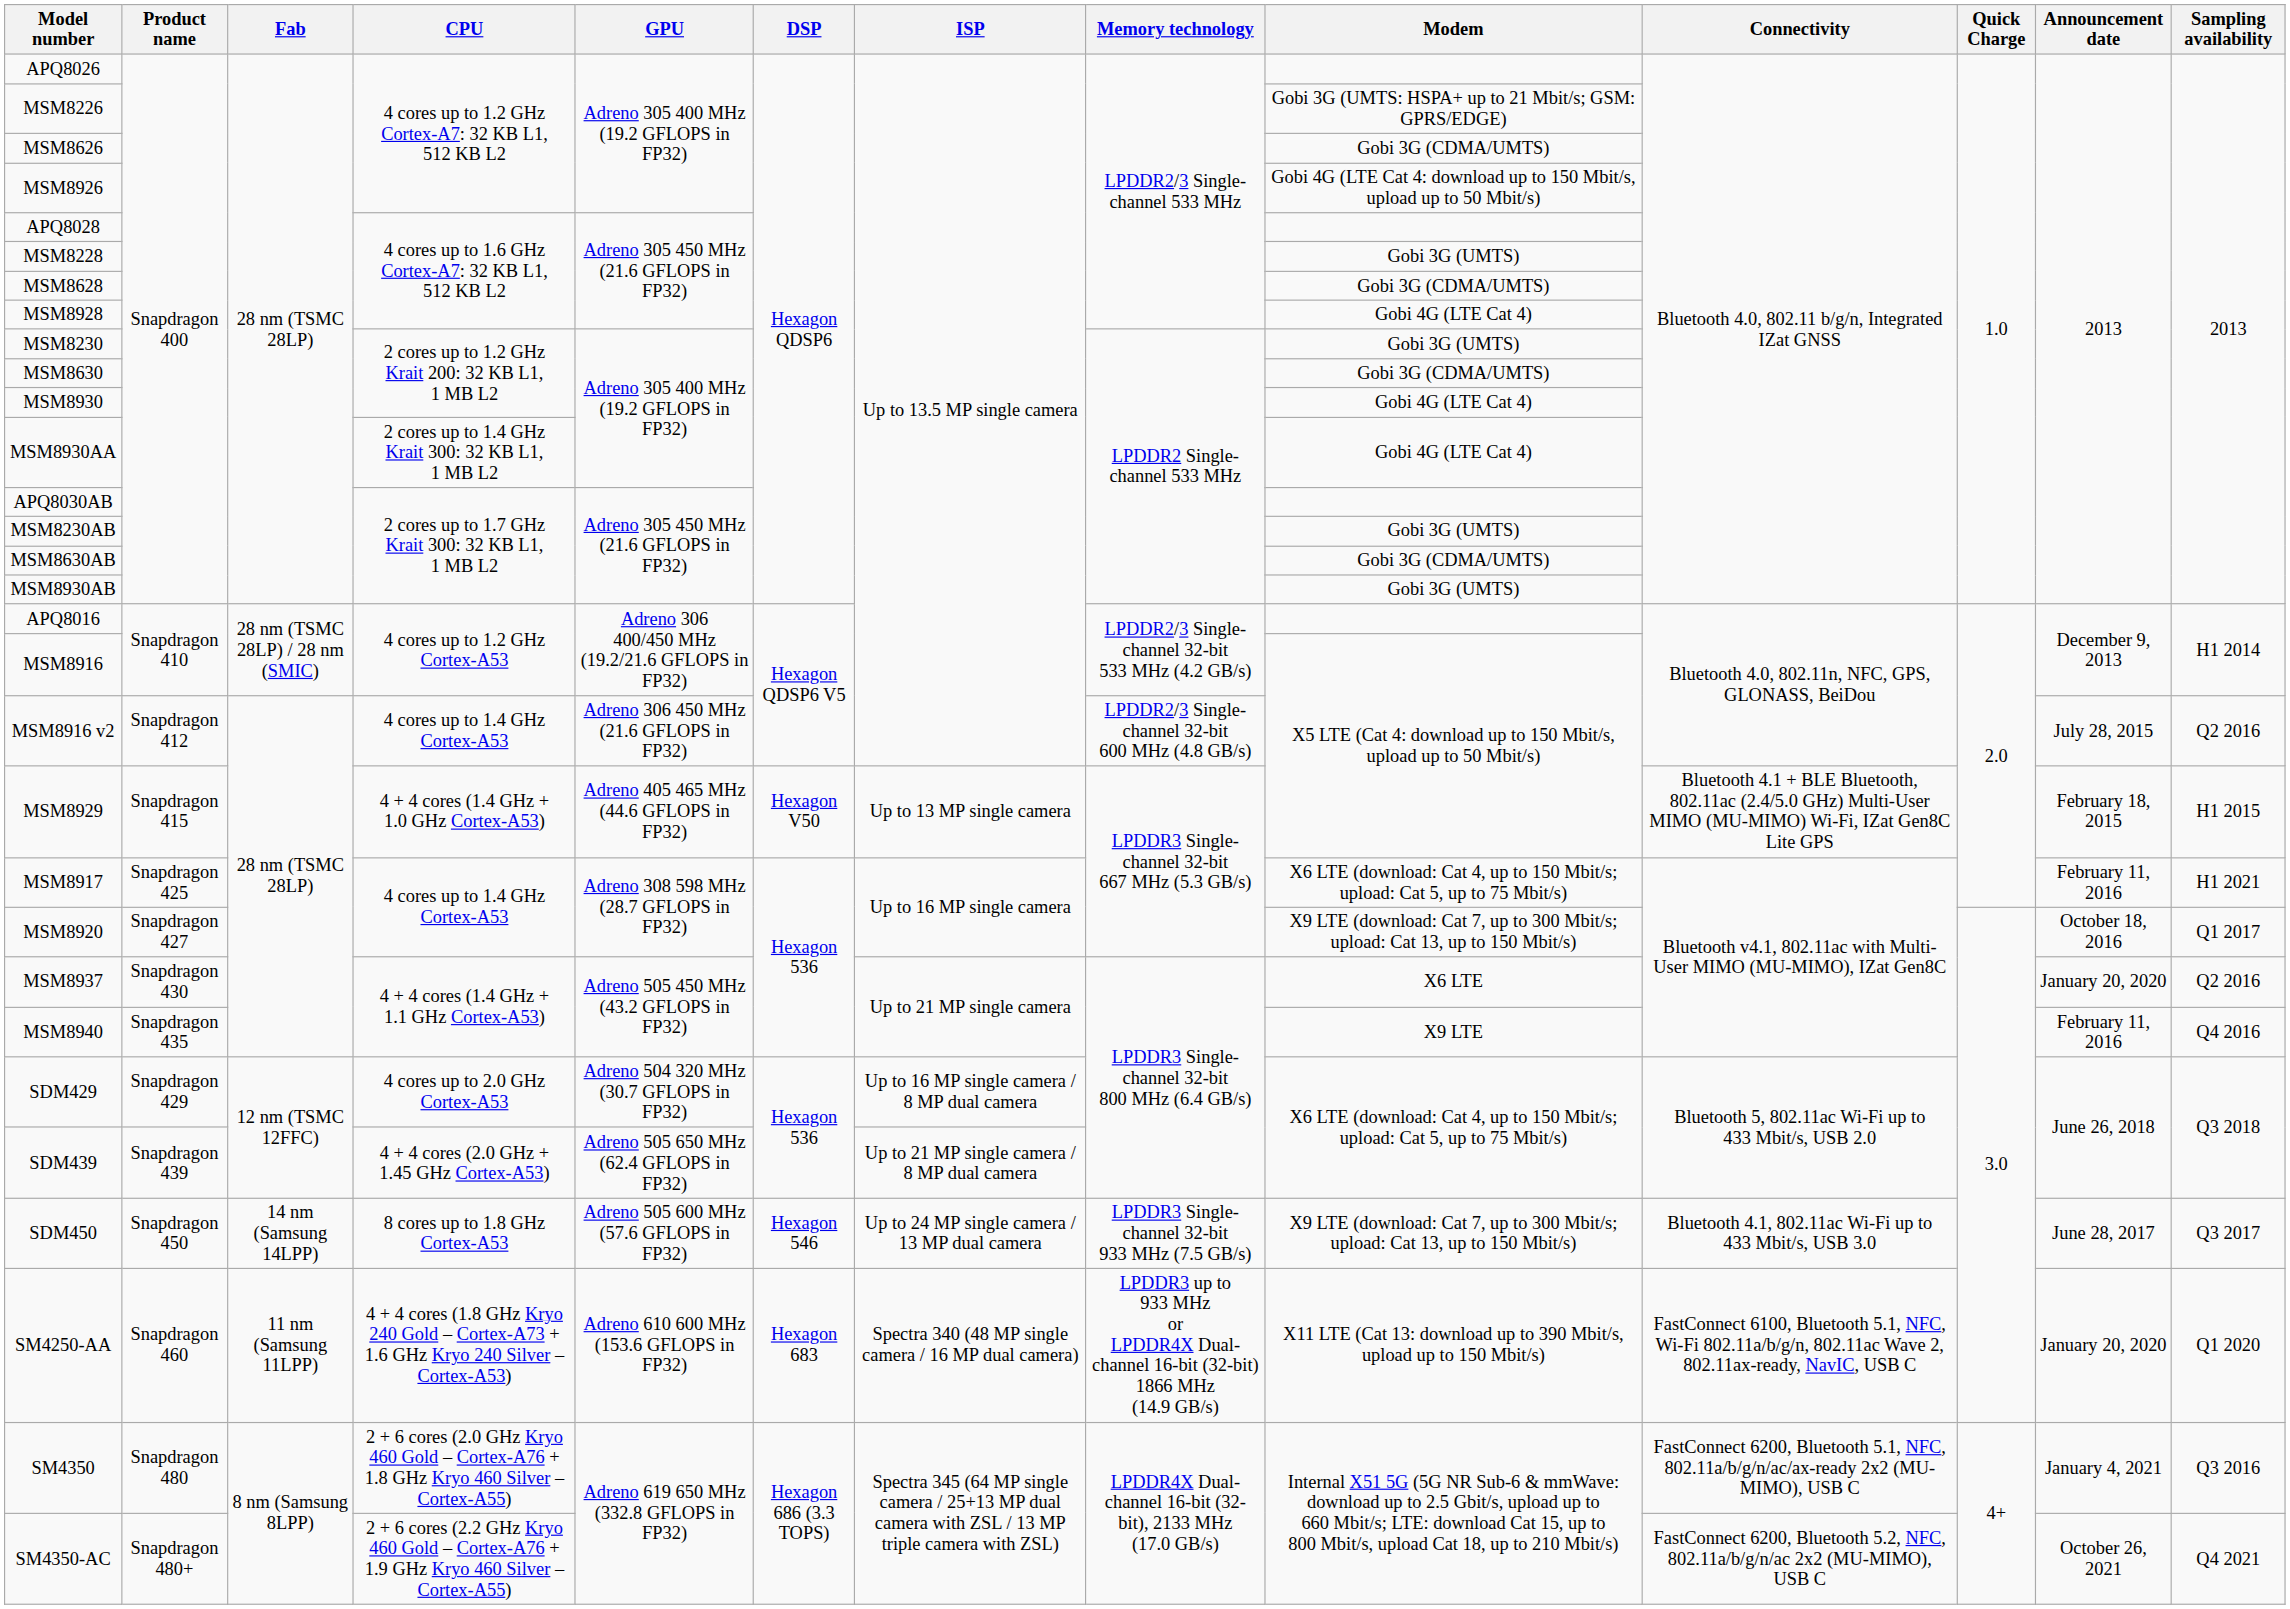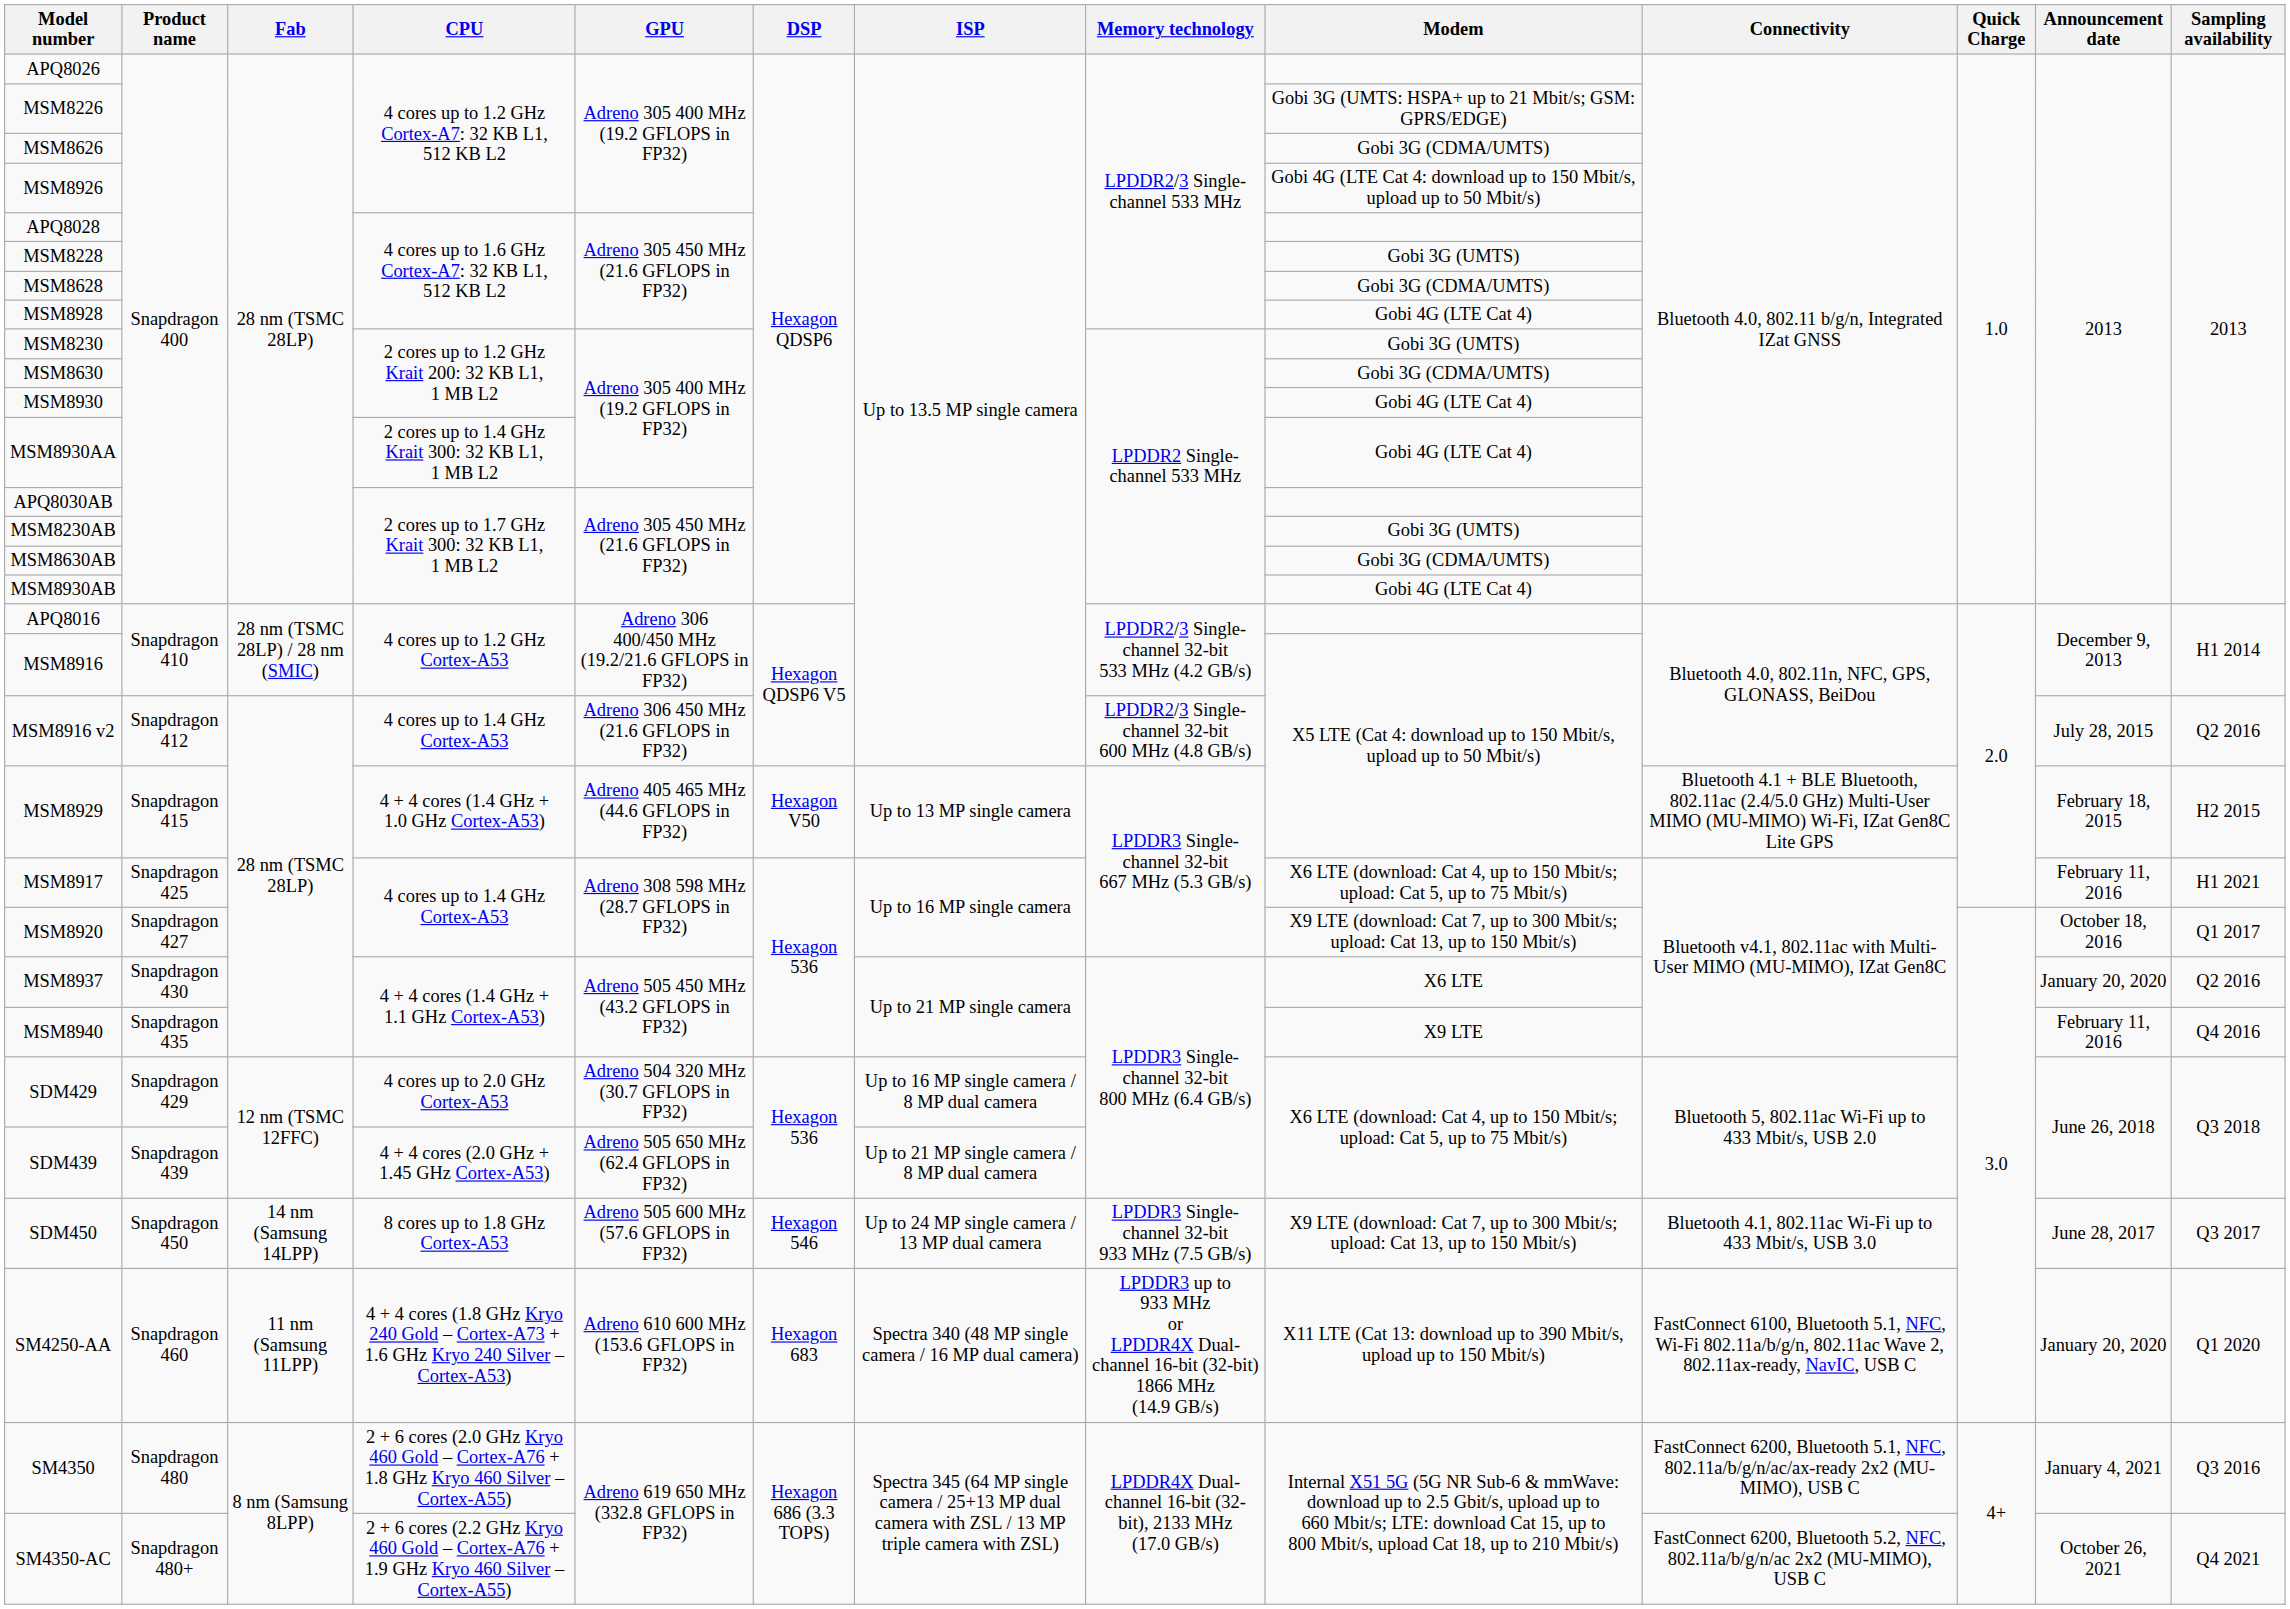(1453, 589) Gobi 3G (UMTS) -> (1453, 589) Gobi 4G (LTE Cat 4)
(2228, 811) H1 2015 -> (2228, 811) H2 2015
